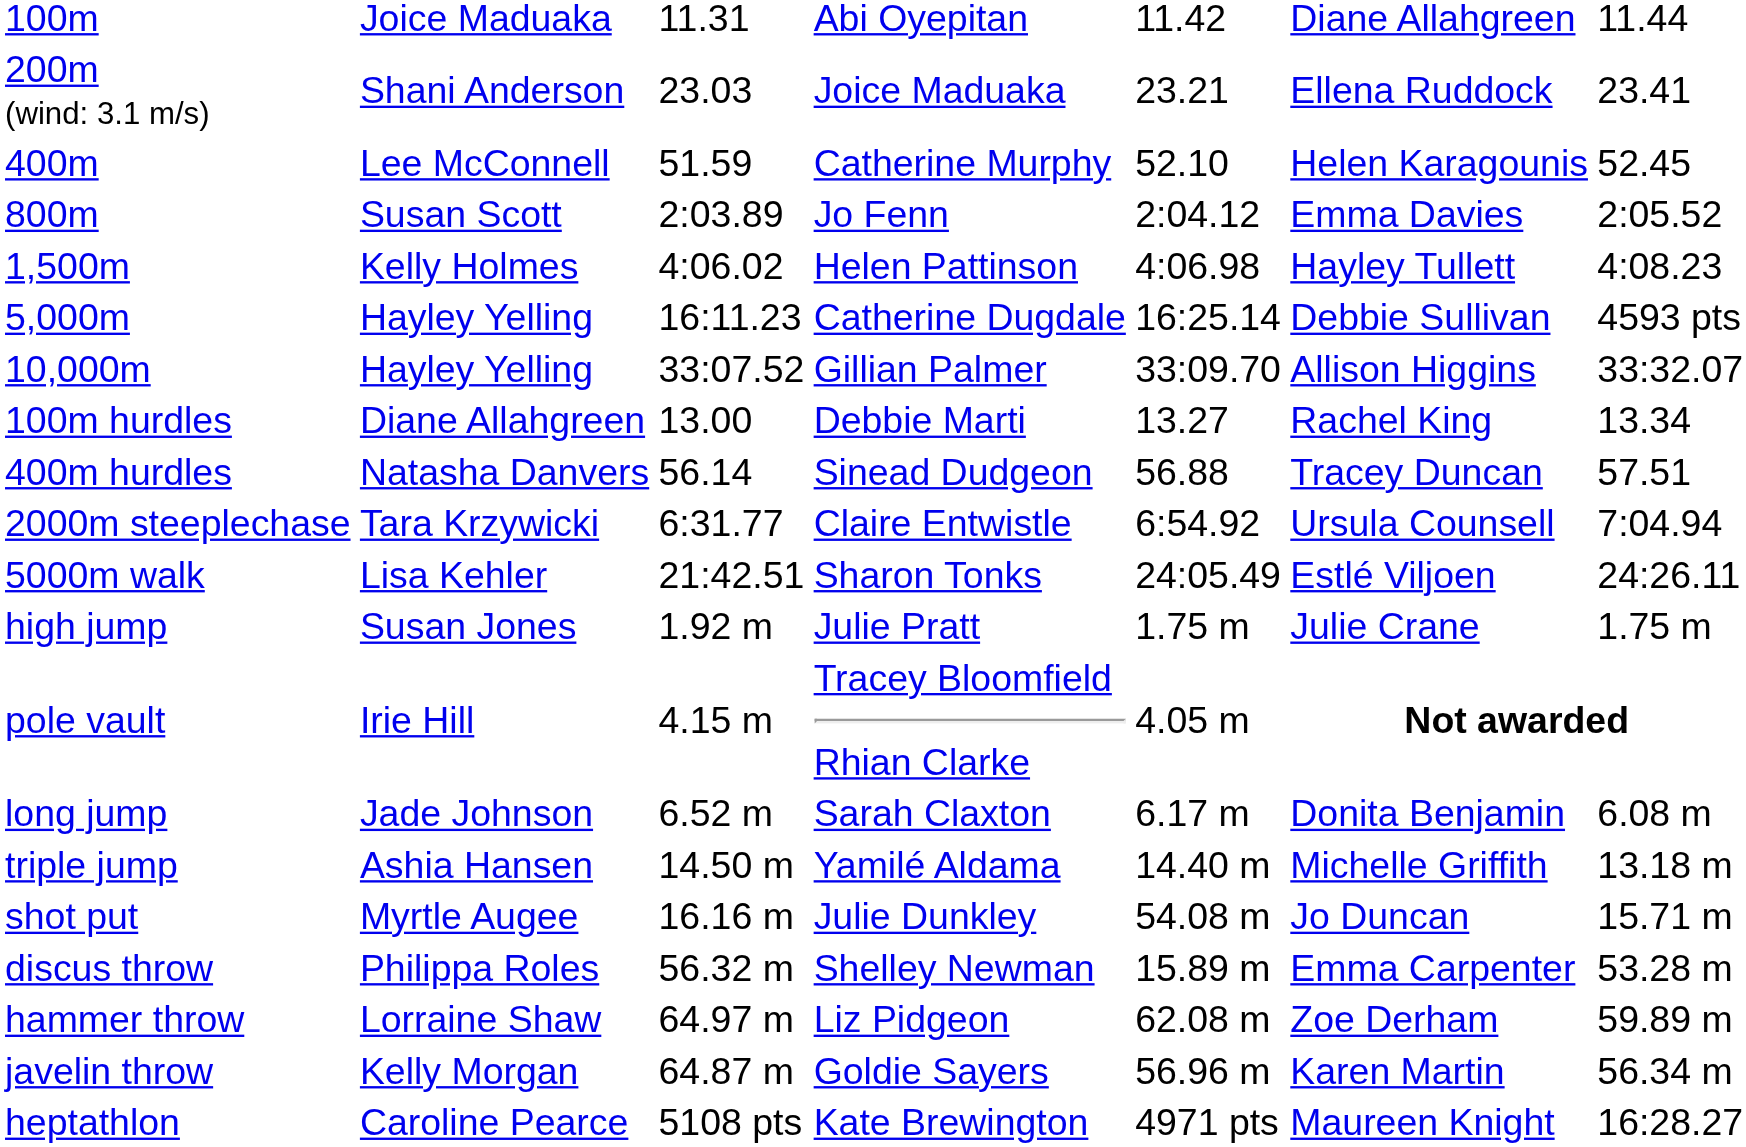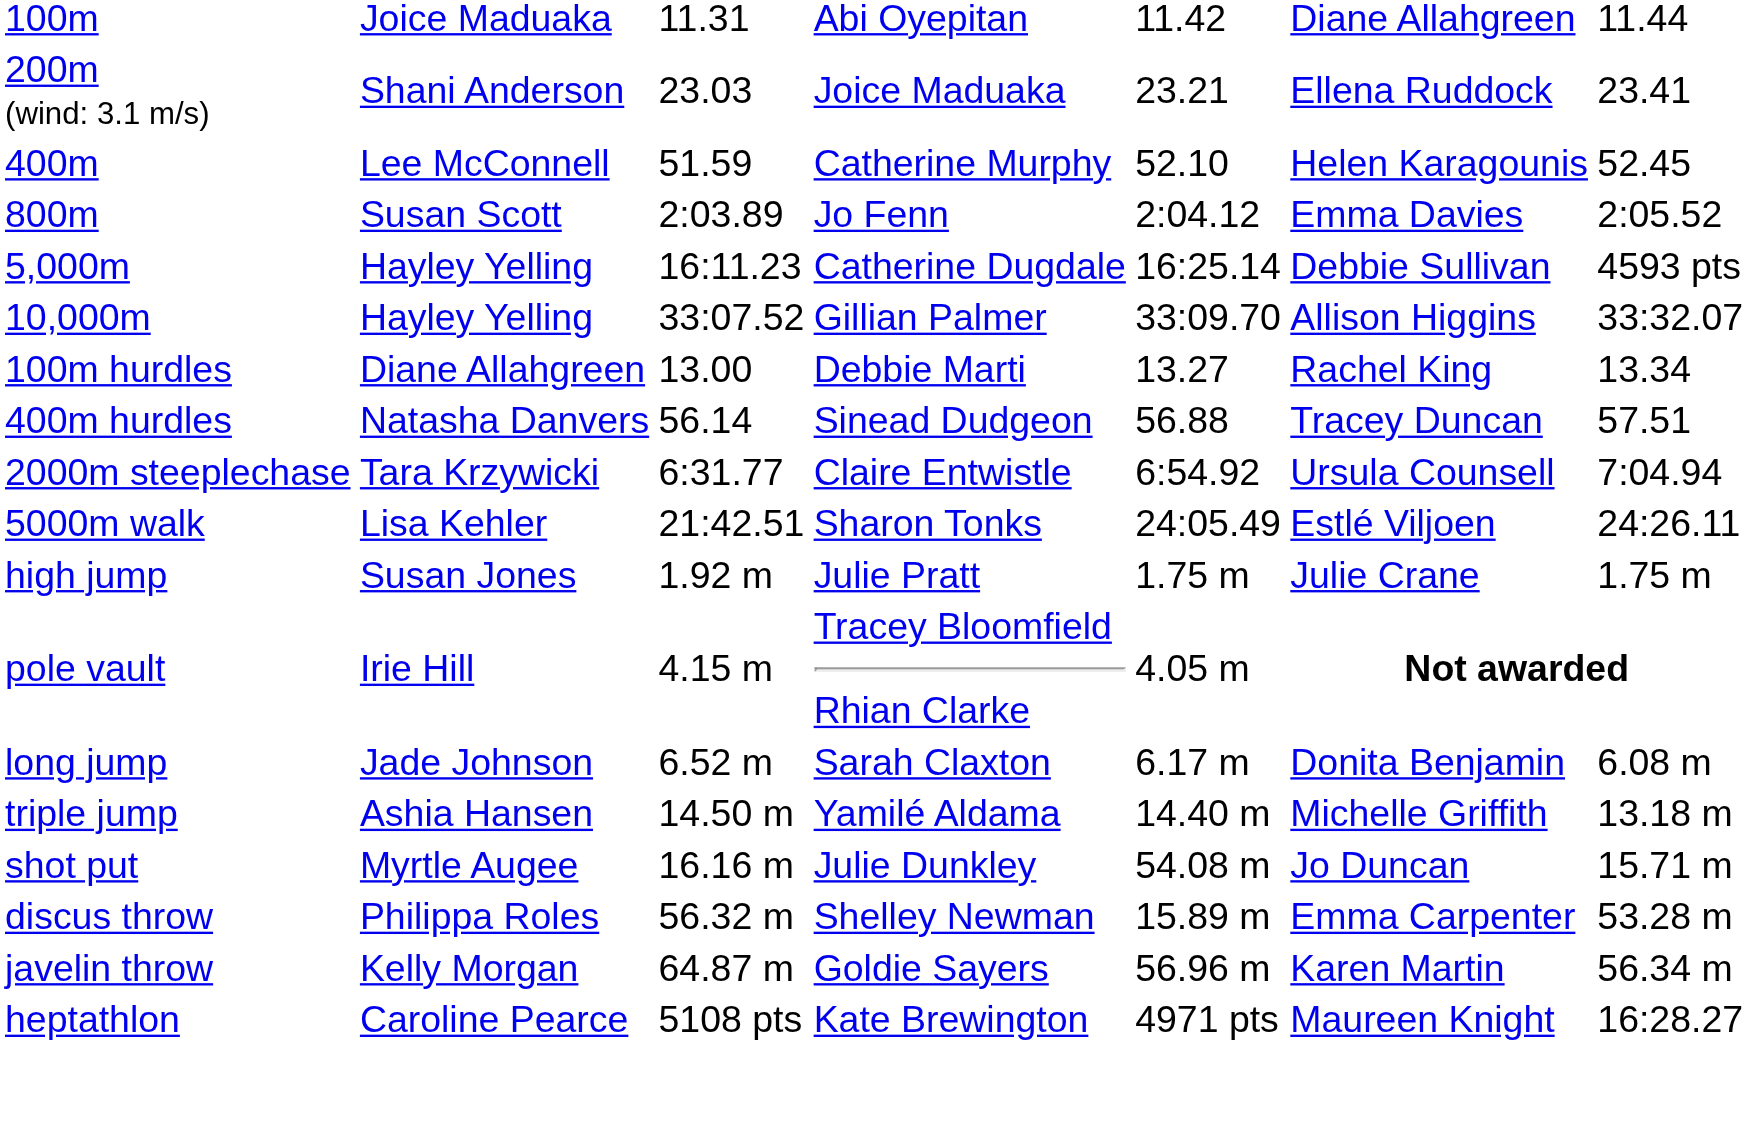- row: (67, 266)
- row: (125, 1019)
